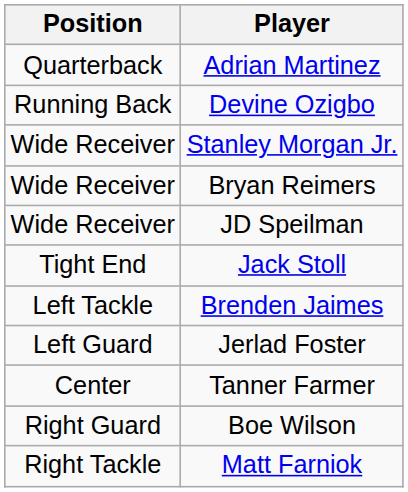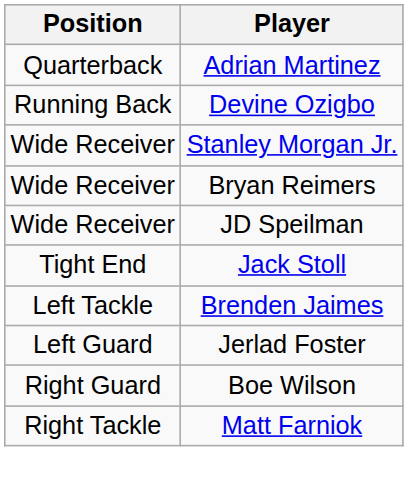- row: (292, 385)
